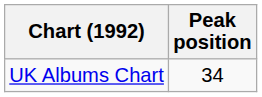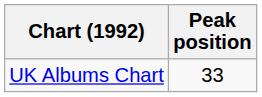(212, 75) 34 -> (212, 75) 33
